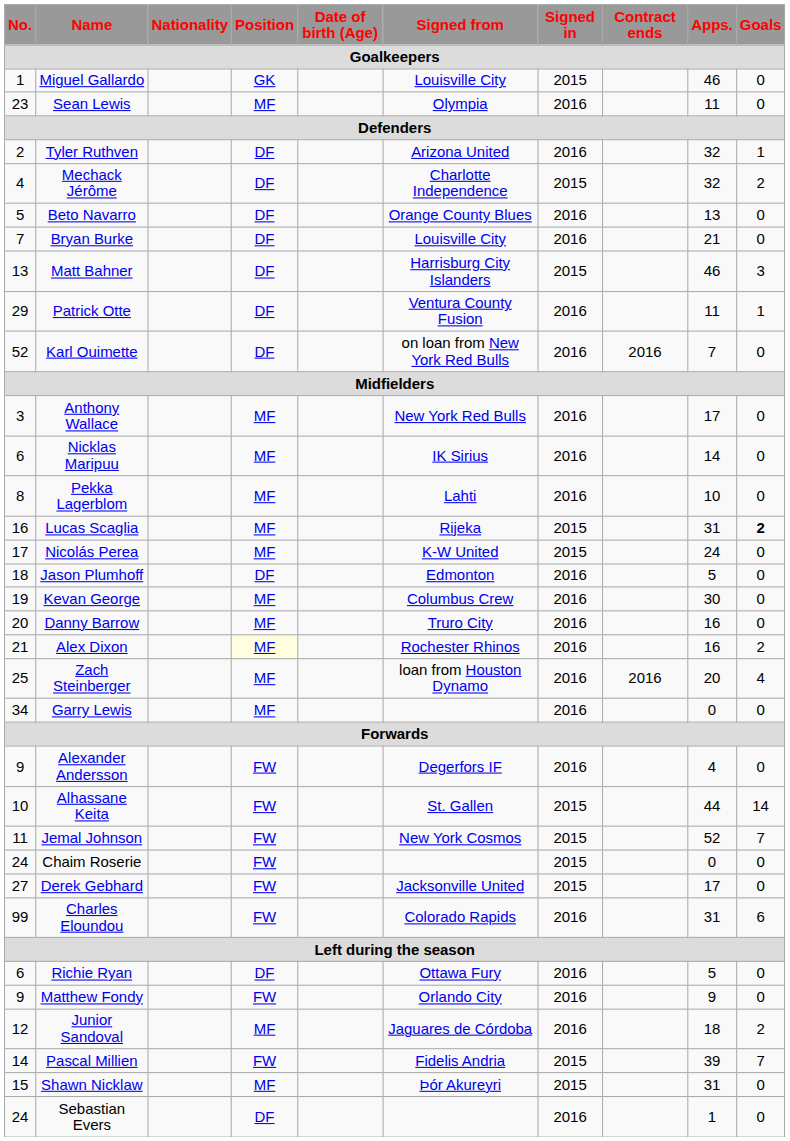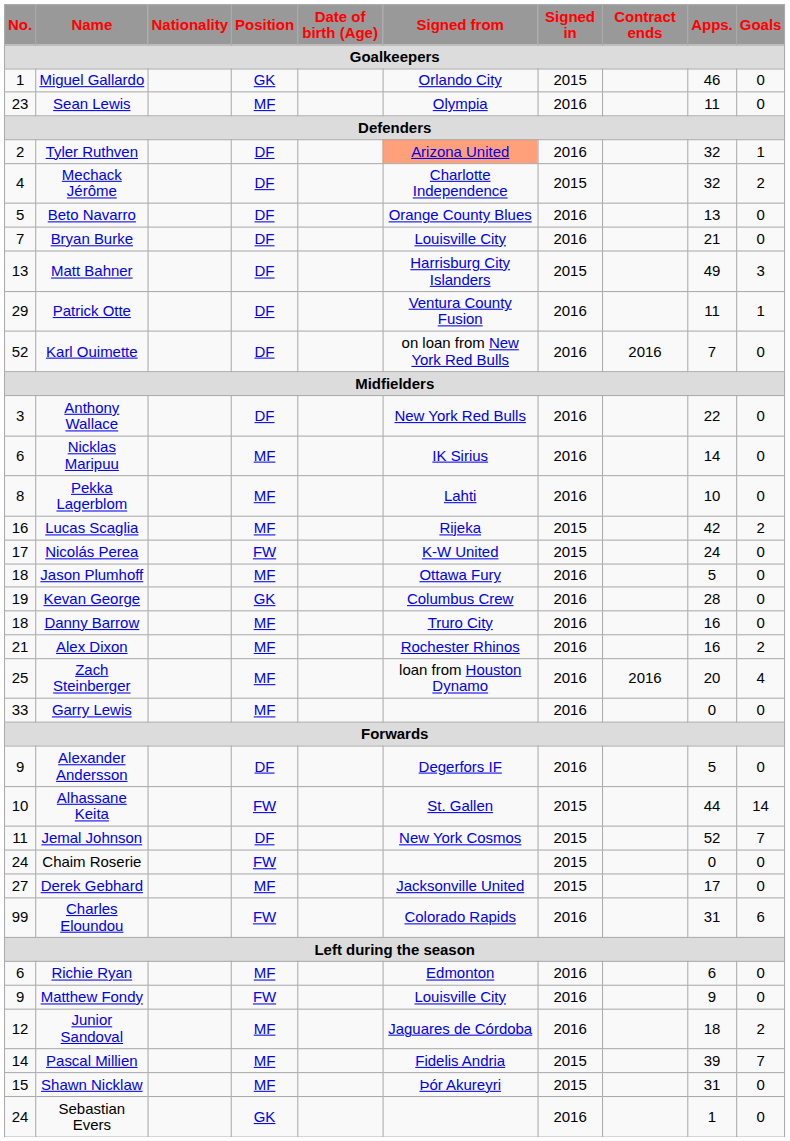(460, 81) Louisville City -> (460, 81) Orlando City
(460, 152) no background -> (460, 152) lightsalmon background
(712, 271) 46 -> (712, 271) 49
(265, 416) MF -> (265, 416) DF
(712, 416) 17 -> (712, 416) 22
(712, 528) 31 -> (712, 528) 42
(761, 528) bold -> (761, 528) normal
(265, 552) MF -> (265, 552) FW
(265, 576) DF -> (265, 576) MF
(460, 576) Edmonton -> (460, 576) Ottawa Fury
(265, 599) MF -> (265, 599) GK
(712, 599) 30 -> (712, 599) 28
(20, 623) 20 -> (20, 623) 18
(265, 647) lightyellow background -> (265, 647) no background
(20, 711) 34 -> (20, 711) 33
(265, 766) FW -> (265, 766) DF
(712, 766) 4 -> (712, 766) 5
(265, 839) FW -> (265, 839) DF
(265, 886) FW -> (265, 886) MF
(265, 974) DF -> (265, 974) MF
(460, 974) Ottawa Fury -> (460, 974) Edmonton
(712, 974) 5 -> (712, 974) 6
(460, 997) Orlando City -> (460, 997) Louisville City
(265, 1061) FW -> (265, 1061) MF
(265, 1117) DF -> (265, 1117) GK
